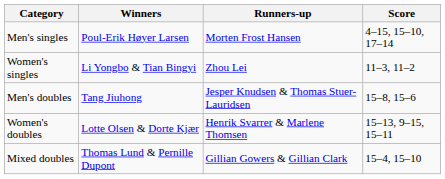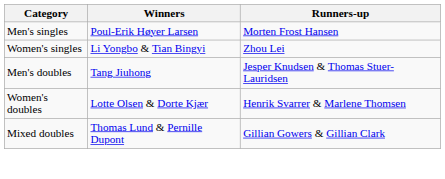- column: (402, 13)
